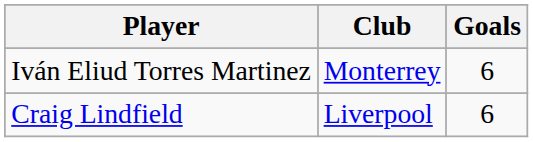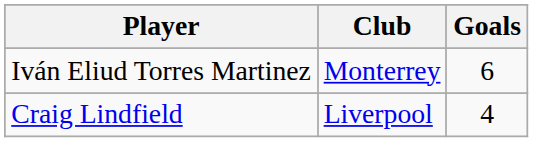(487, 114) 6 -> (487, 114) 4
